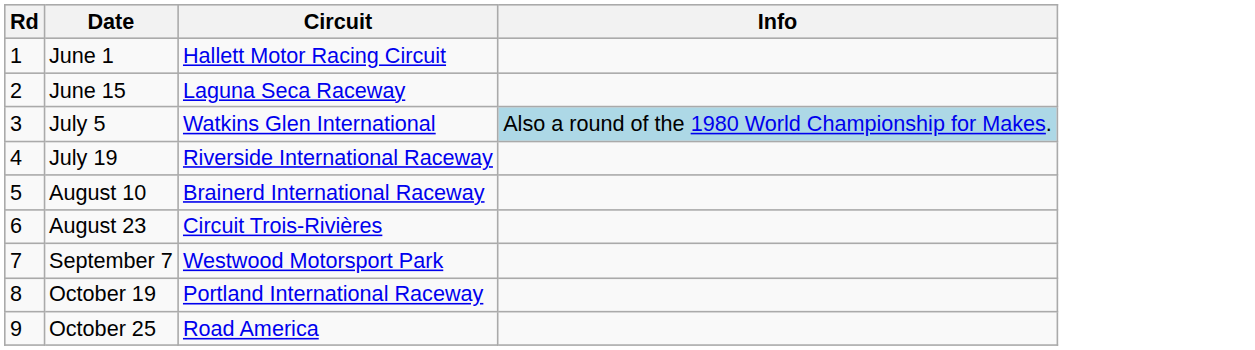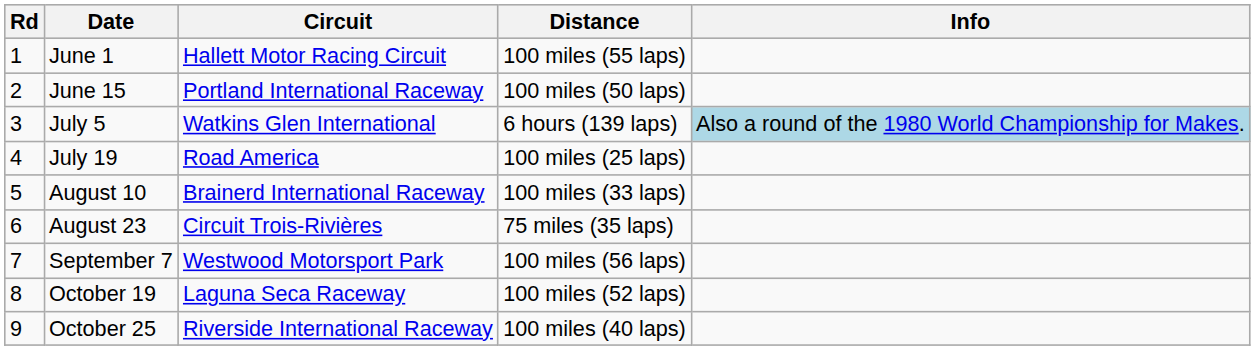+ column: (594, 21)
(294, 90) Laguna Seca Raceway -> (333, 90) Portland International Raceway
(338, 158) Riverside International Raceway -> (251, 158) Road America
(333, 294) Portland International Raceway -> (294, 294) Laguna Seca Raceway
(251, 328) Road America -> (338, 328) Riverside International Raceway
